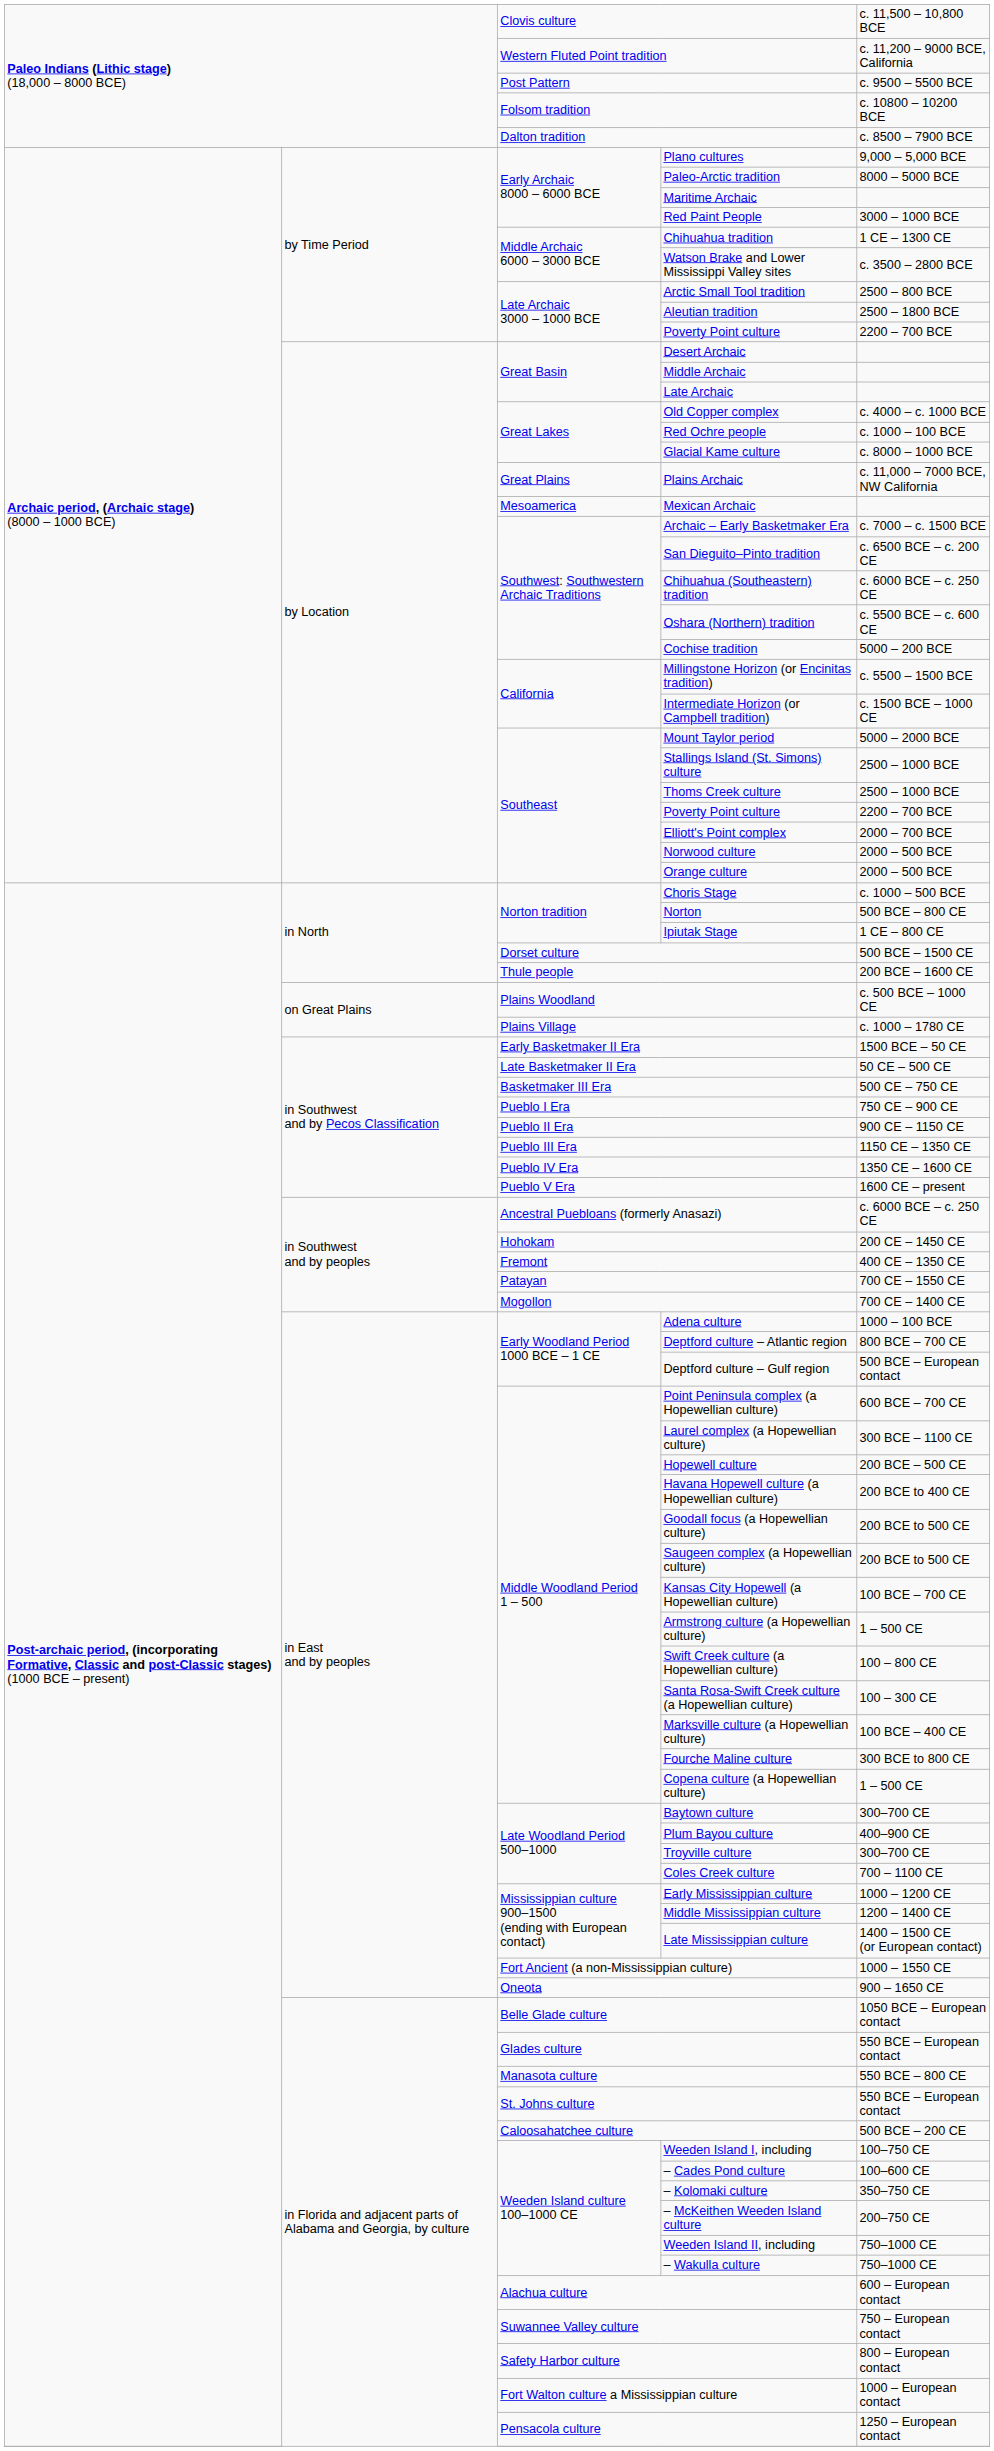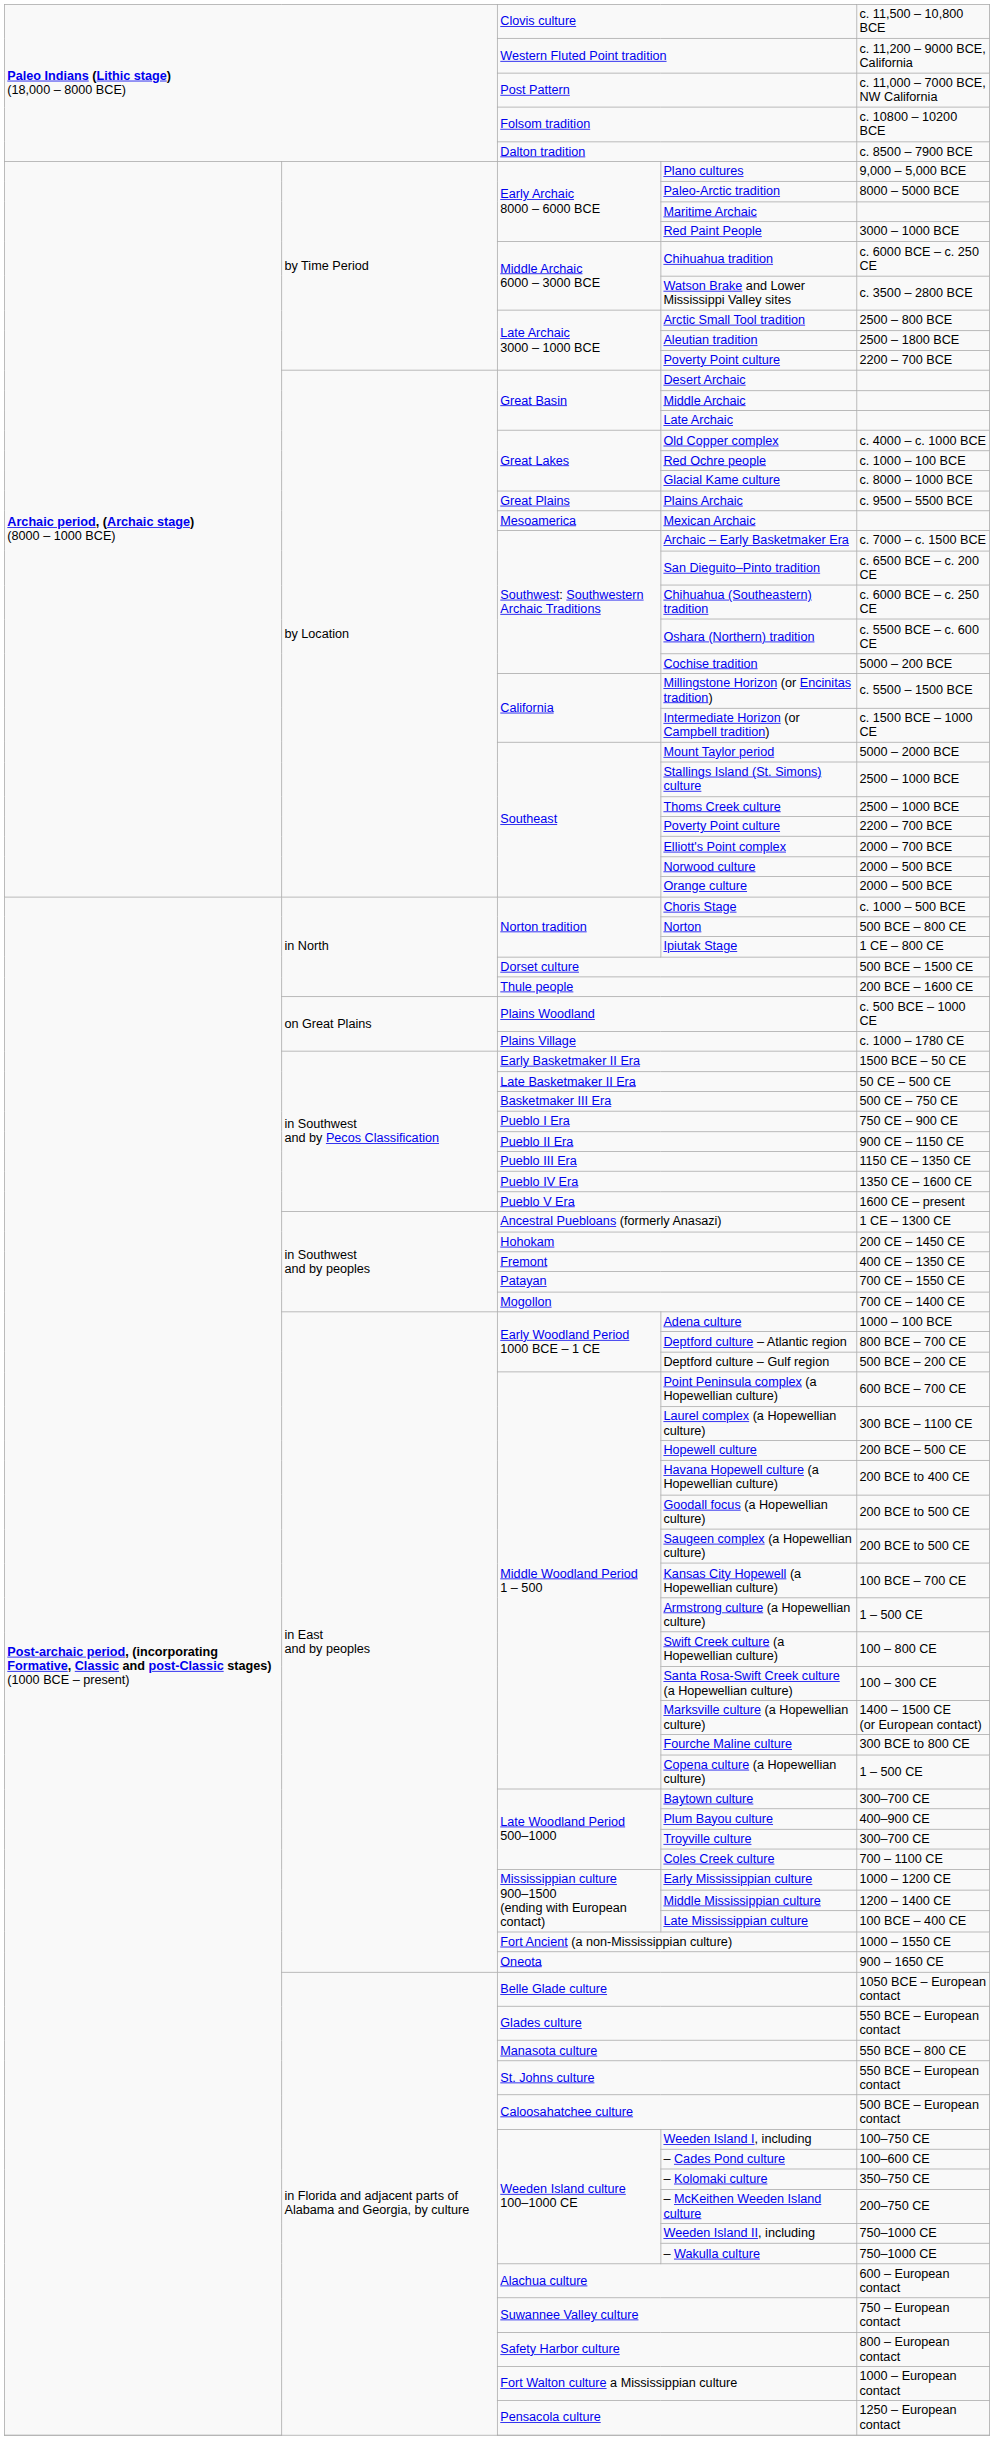(916, 83) c. 9500 – 5500 BCE -> (923, 90) c. 11,000 – 7000 BCE, NW California
(905, 237) 1 CE – 1300 CE -> (919, 258) c. 6000 BCE – c. 250 CE
(923, 479) c. 11,000 – 7000 BCE, NW California -> (916, 500) c. 9500 – 5500 BCE
(919, 1214) c. 6000 BCE – c. 250 CE -> (905, 1221) 1 CE – 1300 CE
(919, 1369) 500 BCE – European contact -> (913, 1362) 500 BCE – 200 CE
(913, 1731) 100 BCE – 400 CE -> (921, 1717) 1400 – 1500 CE (or European contact)
(921, 1940) 1400 – 1500 CE (or European contact) -> (913, 1921) 100 BCE – 400 CE
(913, 2130) 500 BCE – 200 CE -> (919, 2112) 500 BCE – European contact
